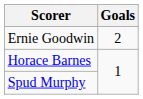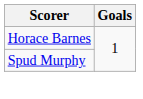- row: (51, 37)
